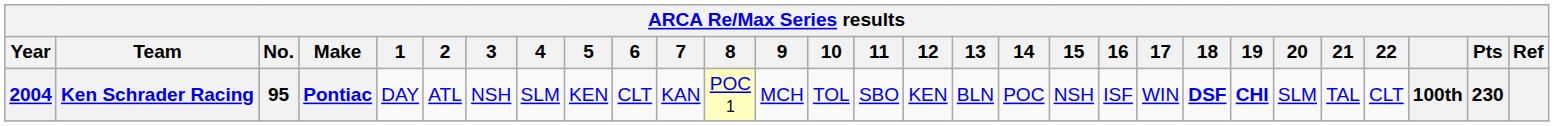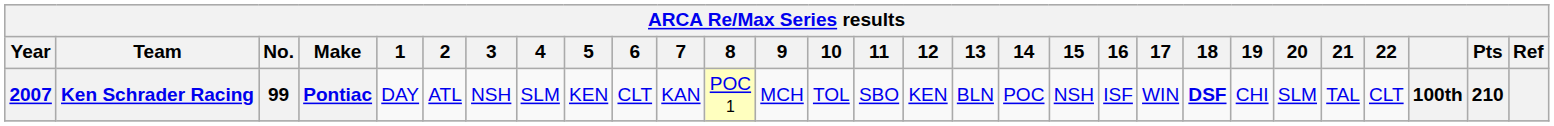(31, 95) 2004 -> (31, 95) 2007
(279, 95) 95 -> (279, 95) 99
(1252, 95) bold -> (1252, 95) normal
(1488, 95) 230 -> (1488, 95) 210
